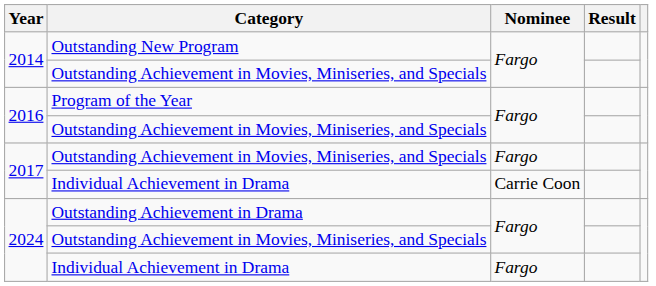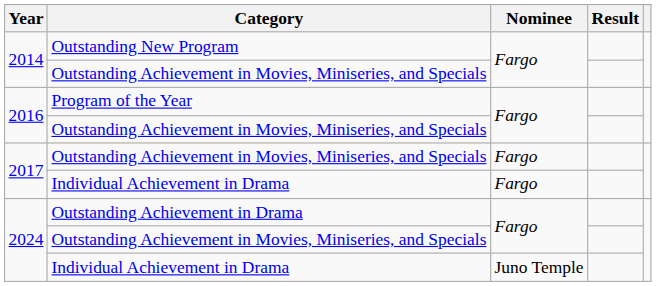(537, 184) Carrie Coon -> (516, 184) Fargo
(516, 267) Fargo -> (539, 267) Juno Temple
